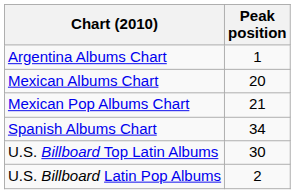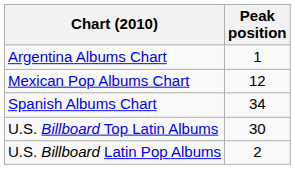- row: (83, 81)
(257, 104) 21 -> (257, 81) 12
